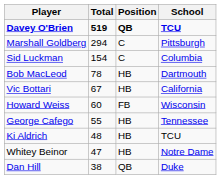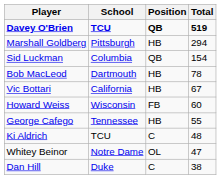columns swapped: (187, 12) <-> (102, 12)
(121, 43) C -> (155, 43) HB
(121, 58) C -> (155, 58) QB
(125, 136) HB -> (151, 136) C
(125, 151) HB -> (154, 151) OL
(125, 167) QB -> (151, 167) C
